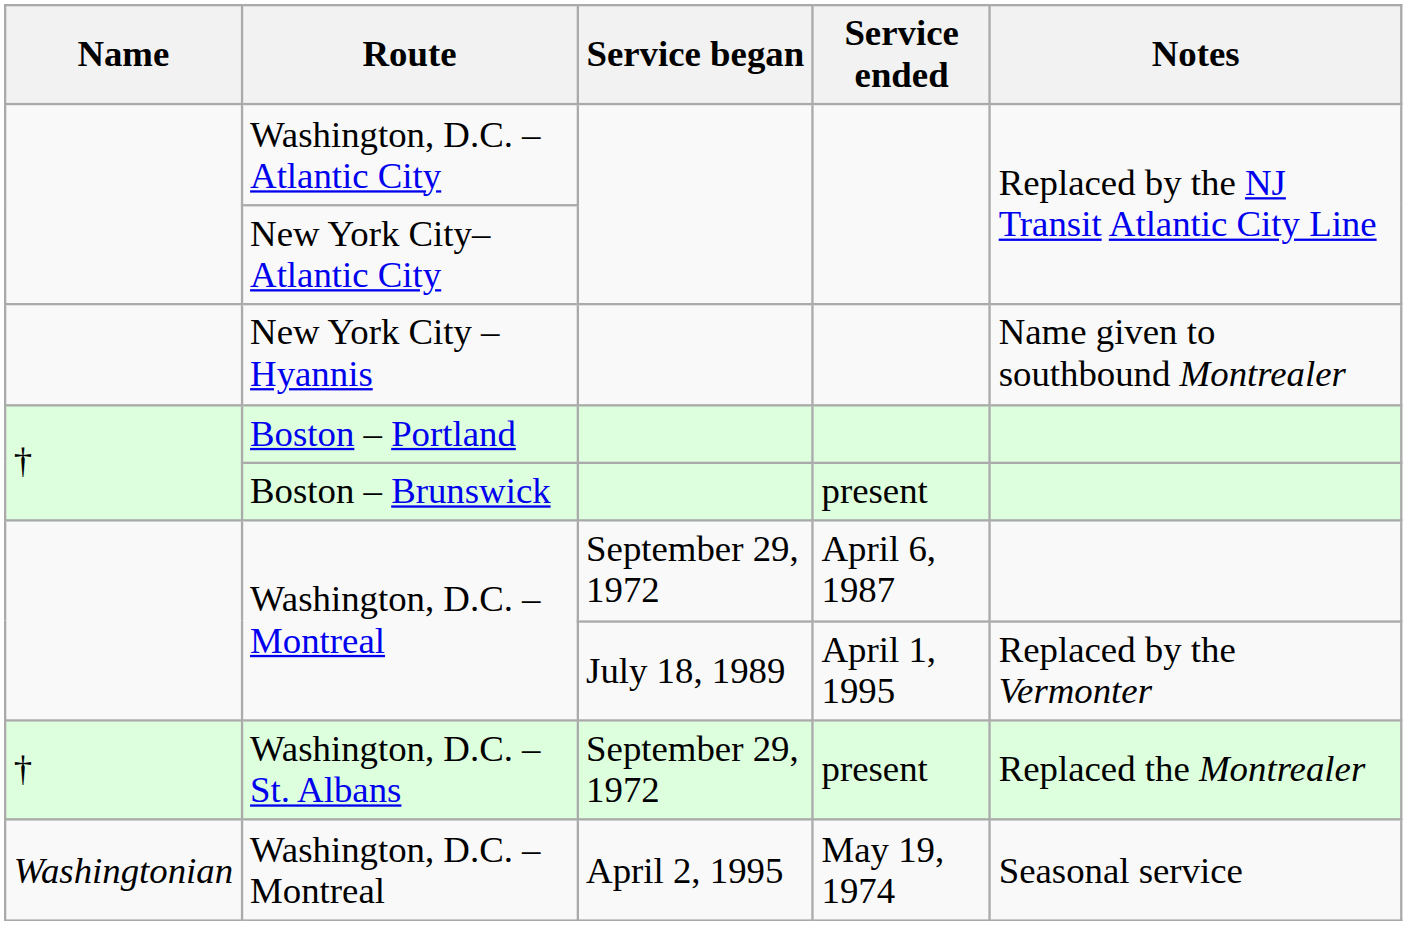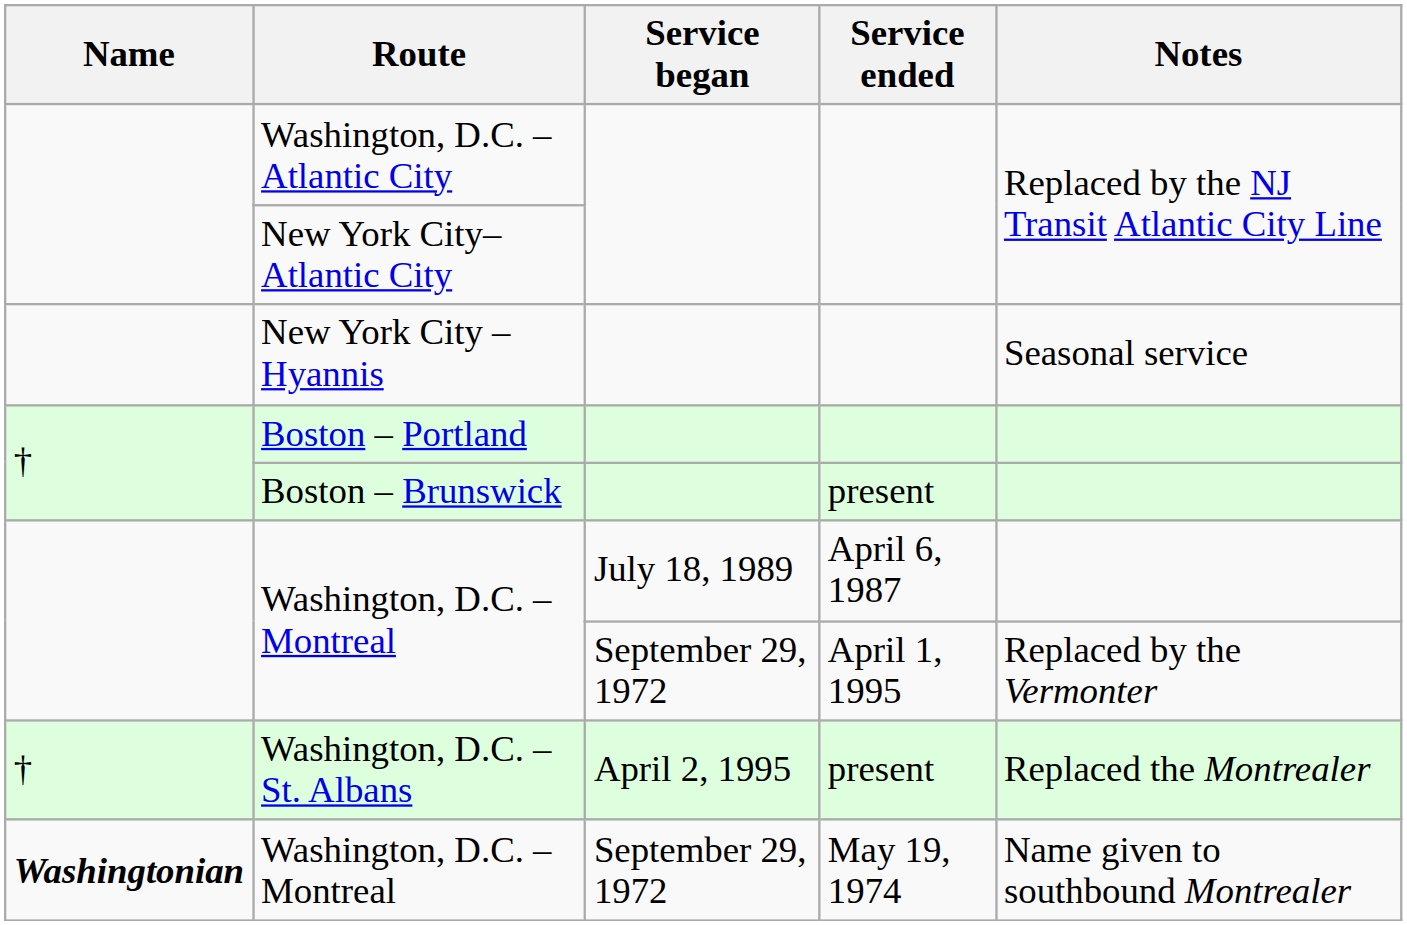(1172, 353) Name given to southbound Montrealer -> (1126, 353) Seasonal service
(692, 570) September 29, 1972 -> (694, 570) July 18, 1989
(686, 669) July 18, 1989 -> (700, 669) September 29, 1972
(692, 769) September 29, 1972 -> (693, 769) April 2, 1995
(123, 869) normal -> (129, 869) bold
(685, 869) April 2, 1995 -> (700, 869) September 29, 1972
(1121, 869) Seasonal service -> (1178, 869) Name given to southbound Montrealer
